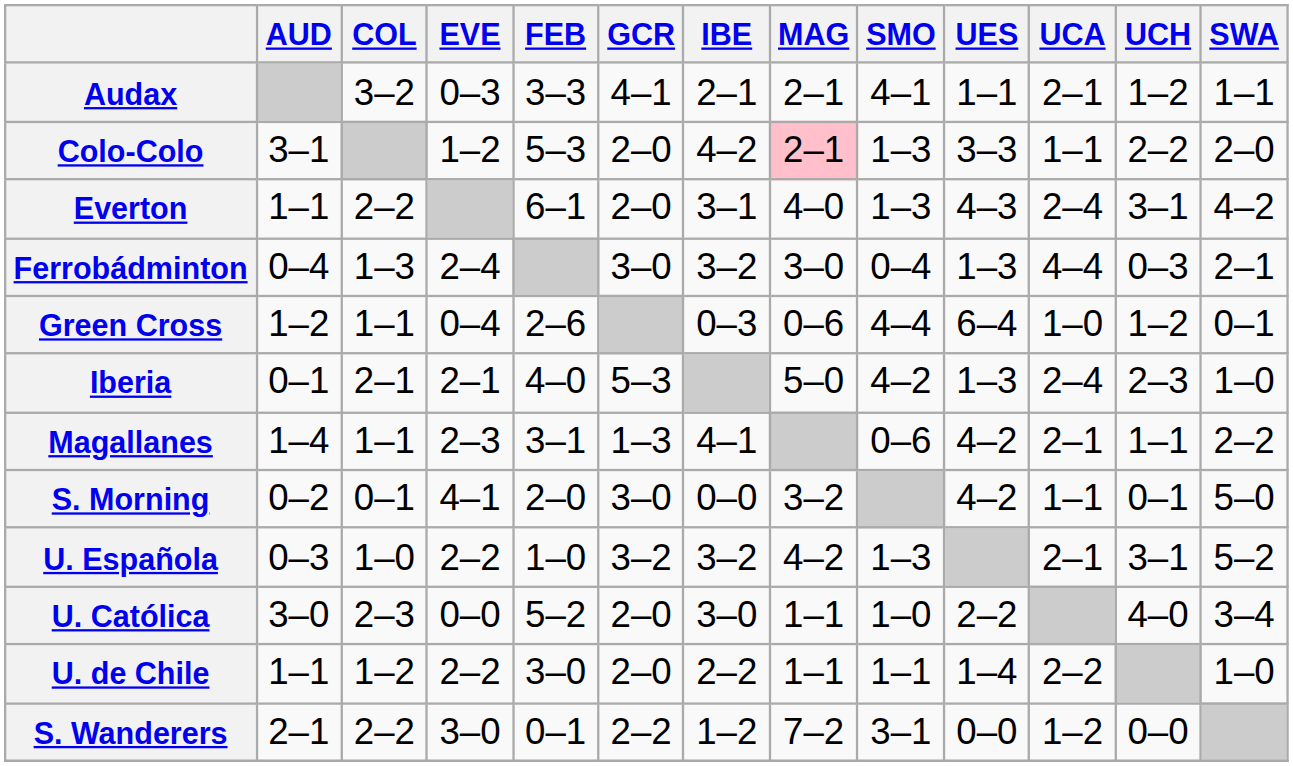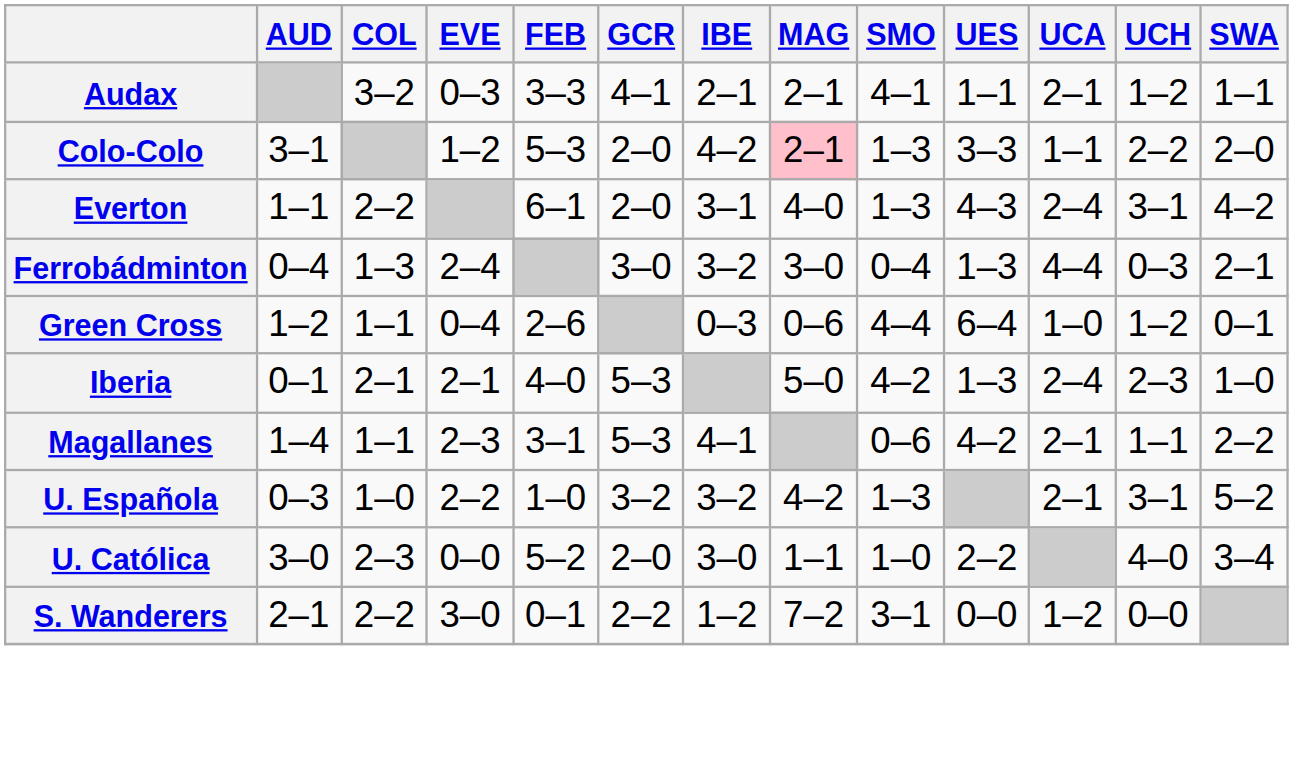(641, 440) 1–3 -> (641, 440) 5–3
- row: (131, 500)
- row: (131, 675)
